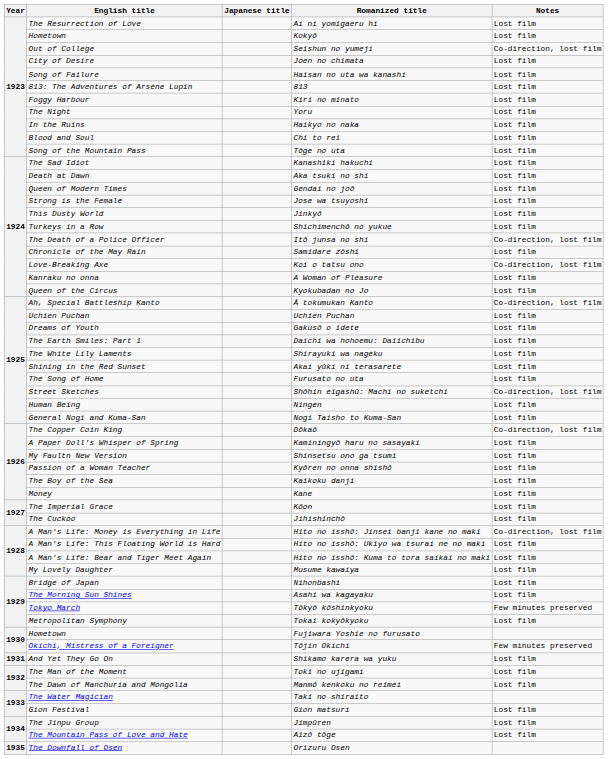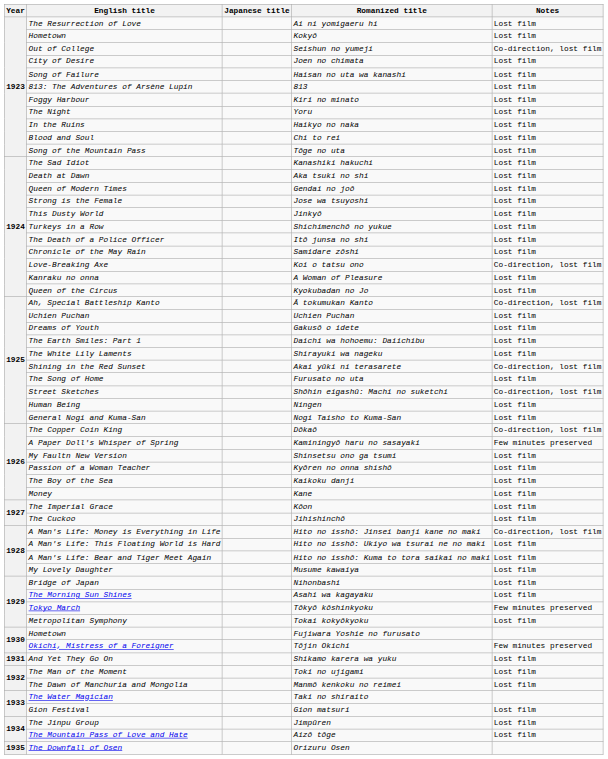(548, 239) Co-direction, lost film -> (515, 239) Lost film
(515, 367) Lost film -> (548, 367) Co-direction, lost film
(515, 443) Lost film -> (543, 443) Few minutes preserved
